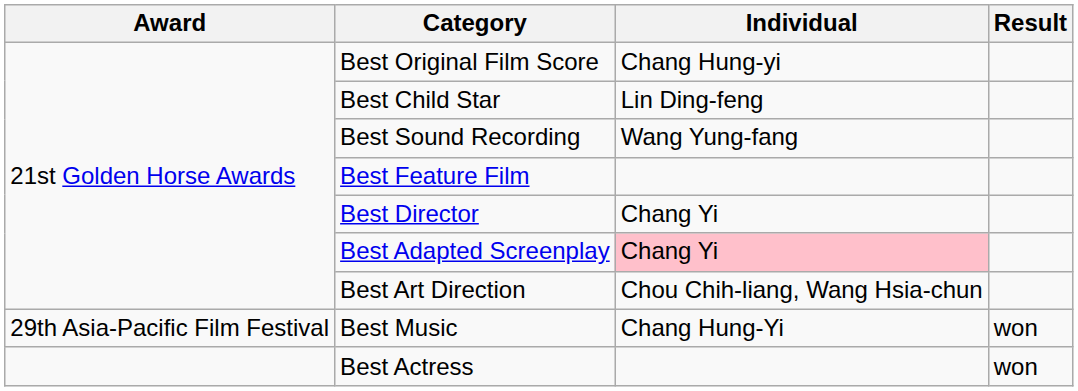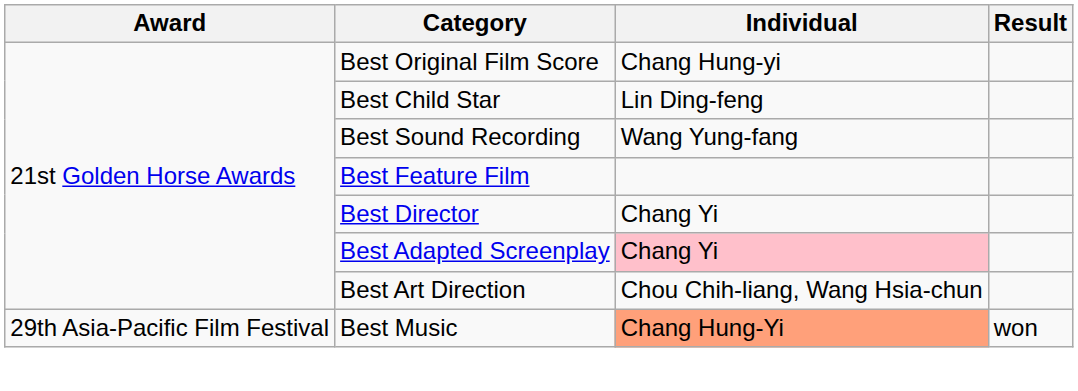(702, 328) no background -> (702, 328) lightsalmon background
- row: (407, 366)
